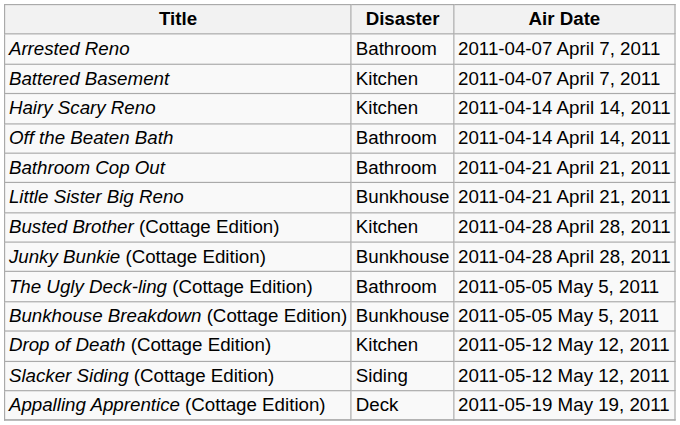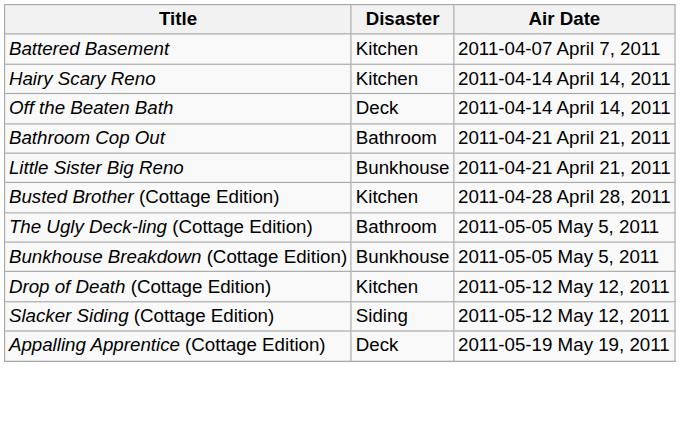- row: (69, 49)
(396, 138) Bathroom -> (377, 108) Deck
- row: (137, 256)
